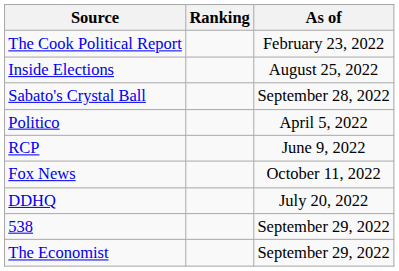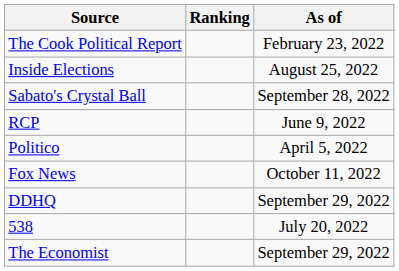rows swapped: (34, 122) <-> (24, 148)
(324, 200) July 20, 2022 -> (324, 200) September 29, 2022
(324, 226) September 29, 2022 -> (324, 226) July 20, 2022
